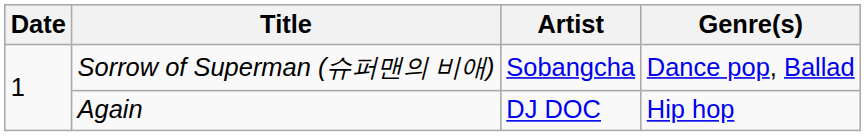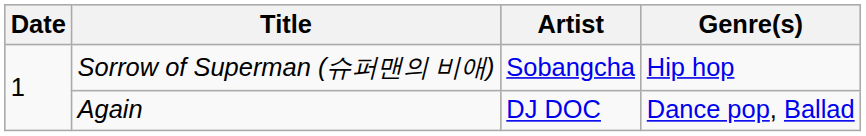(751, 67) Dance pop, Ballad -> (691, 67) Hip hop
(691, 110) Hip hop -> (751, 110) Dance pop, Ballad
